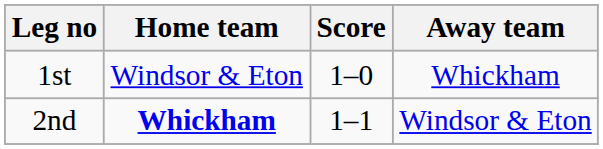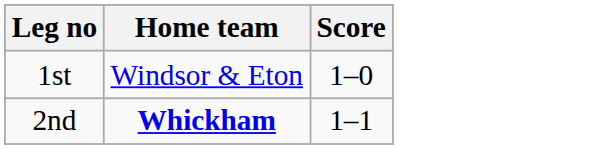- column: (496, 27)
